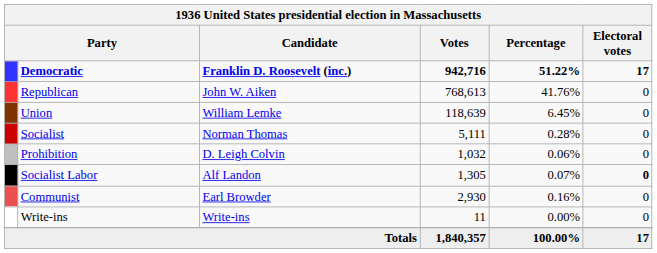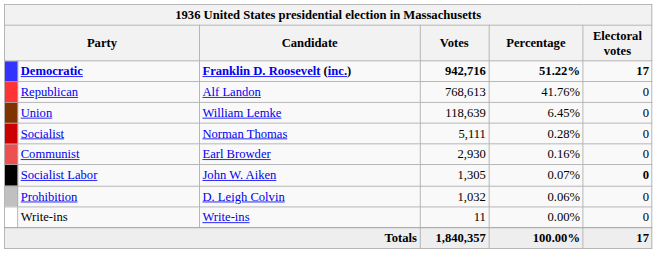(239, 92) John W. Aiken -> (232, 92) Alf Landon
rows swapped: (50, 196) <-> (49, 154)
(232, 175) Alf Landon -> (239, 175) John W. Aiken
